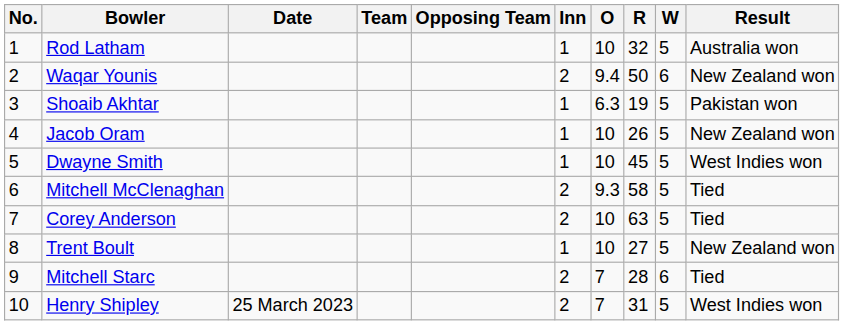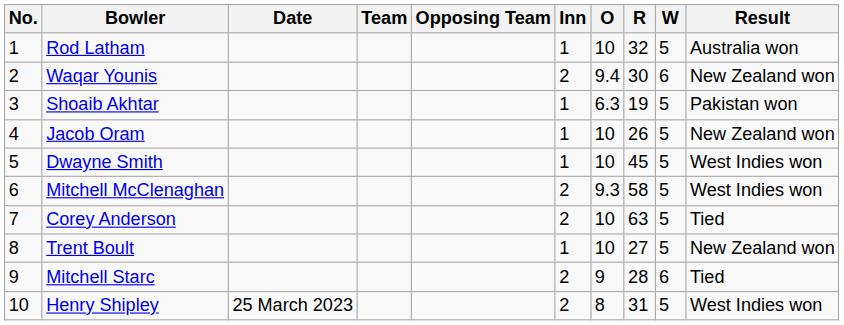(638, 76) 50 -> (638, 76) 30
(707, 190) Tied -> (756, 190) West Indies won
(600, 276) 7 -> (600, 276) 9
(600, 305) 7 -> (600, 305) 8
